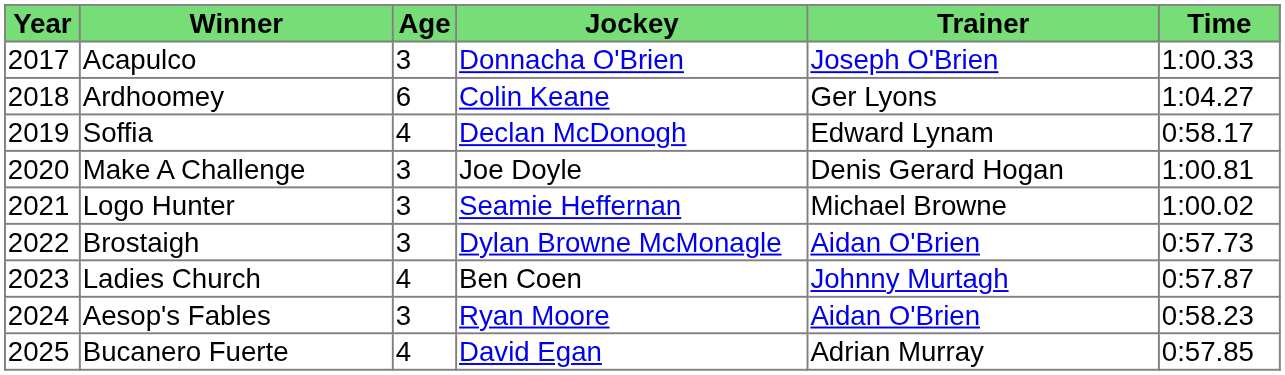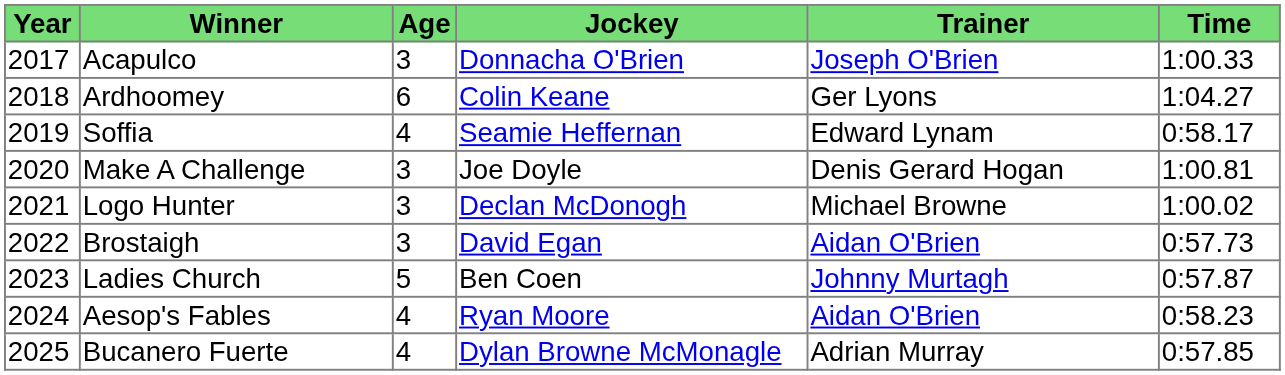(573, 133) Declan McDonogh -> (570, 133) Seamie Heffernan
(570, 206) Seamie Heffernan -> (573, 206) Declan McDonogh
(620, 242) Dylan Browne McMonagle -> (530, 242) David Egan
(403, 279) 4 -> (403, 279) 5
(403, 315) 3 -> (403, 315) 4
(530, 352) David Egan -> (620, 352) Dylan Browne McMonagle
